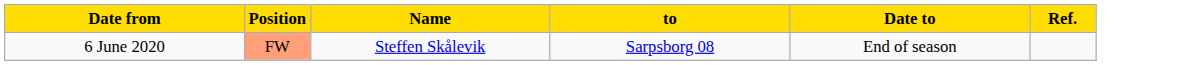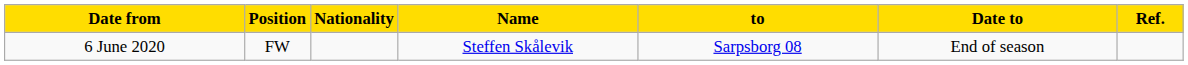+ column: (354, 18)
(277, 46) lightsalmon background -> (277, 46) no background
